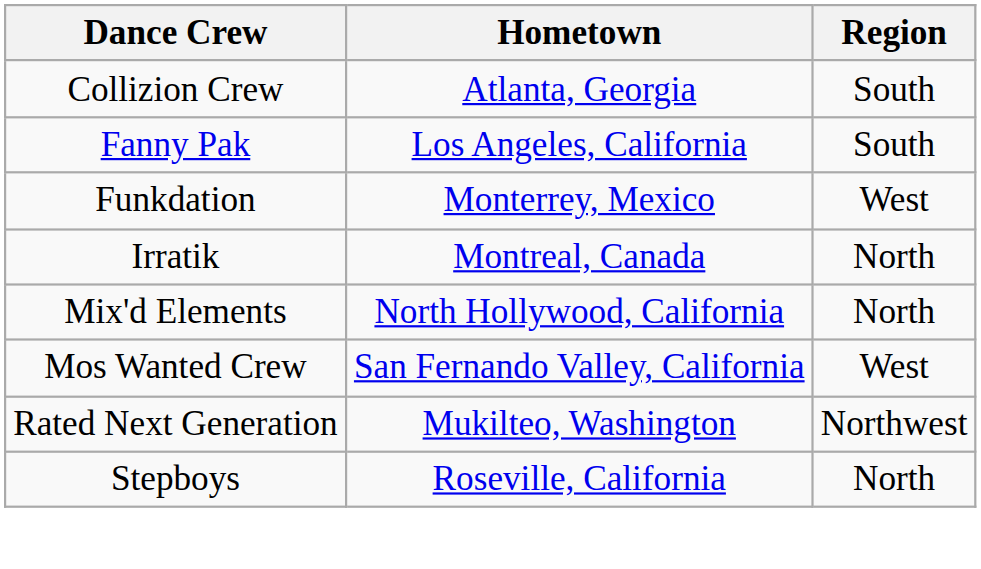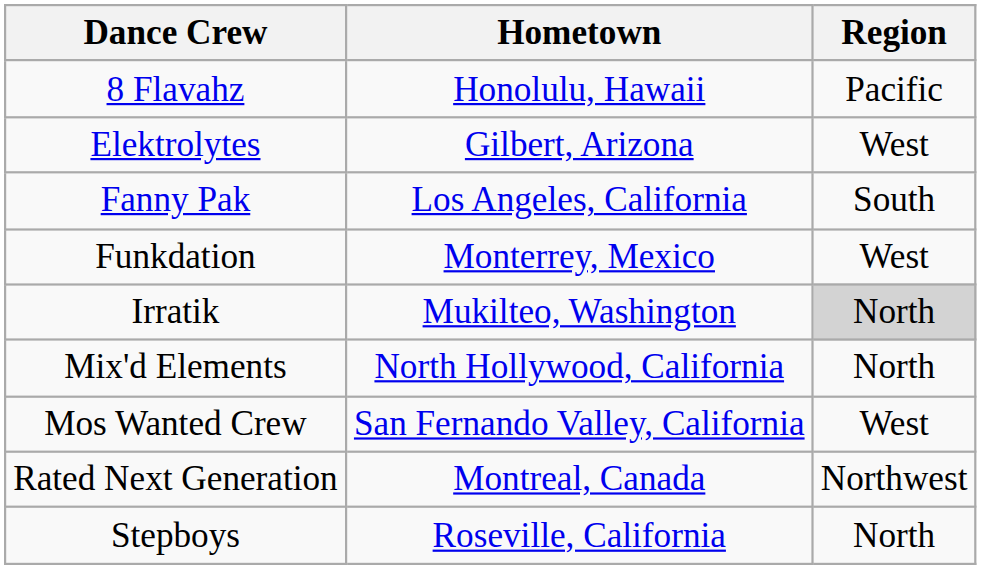+ row: (175, 88)
- row: (175, 88)
+ row: (175, 144)
(579, 255) Montreal, Canada -> (579, 311) Mukilteo, Washington
(894, 255) no background -> (894, 311) lightgrey background
(579, 423) Mukilteo, Washington -> (579, 479) Montreal, Canada
